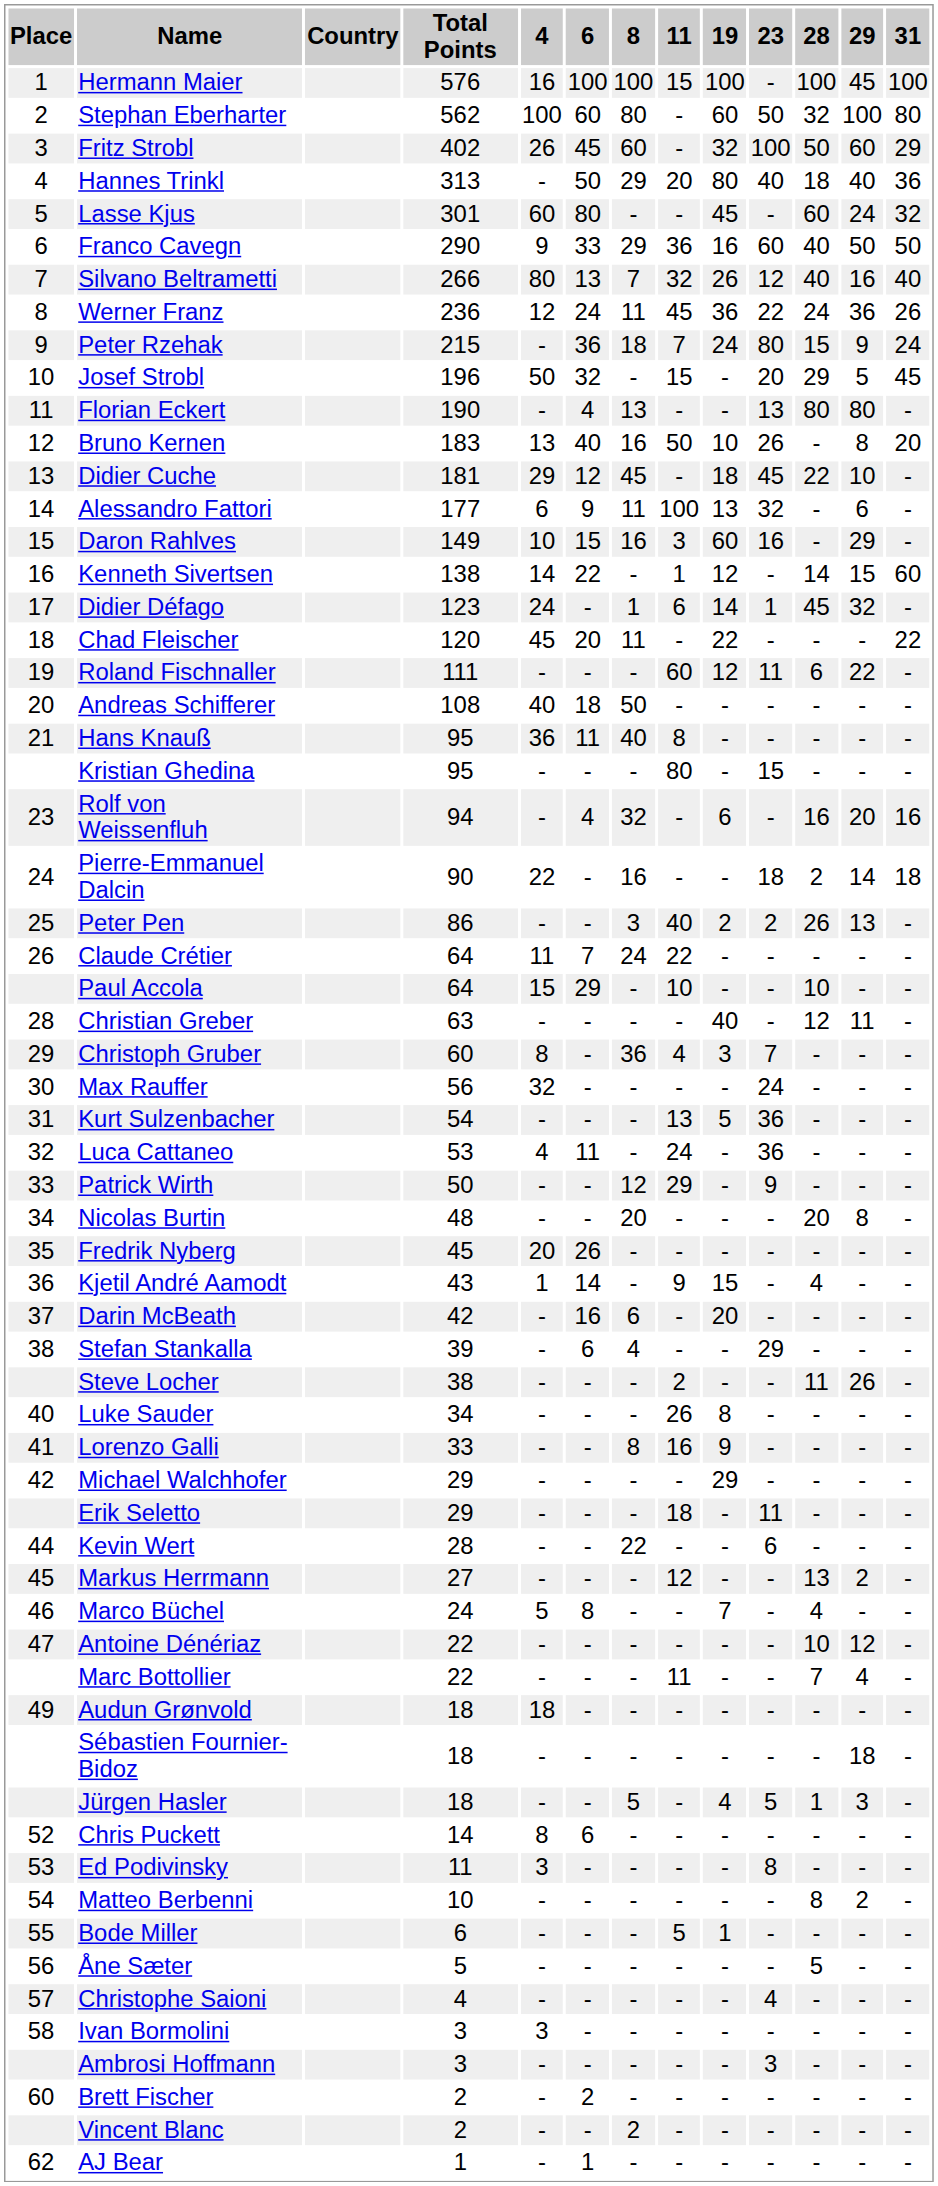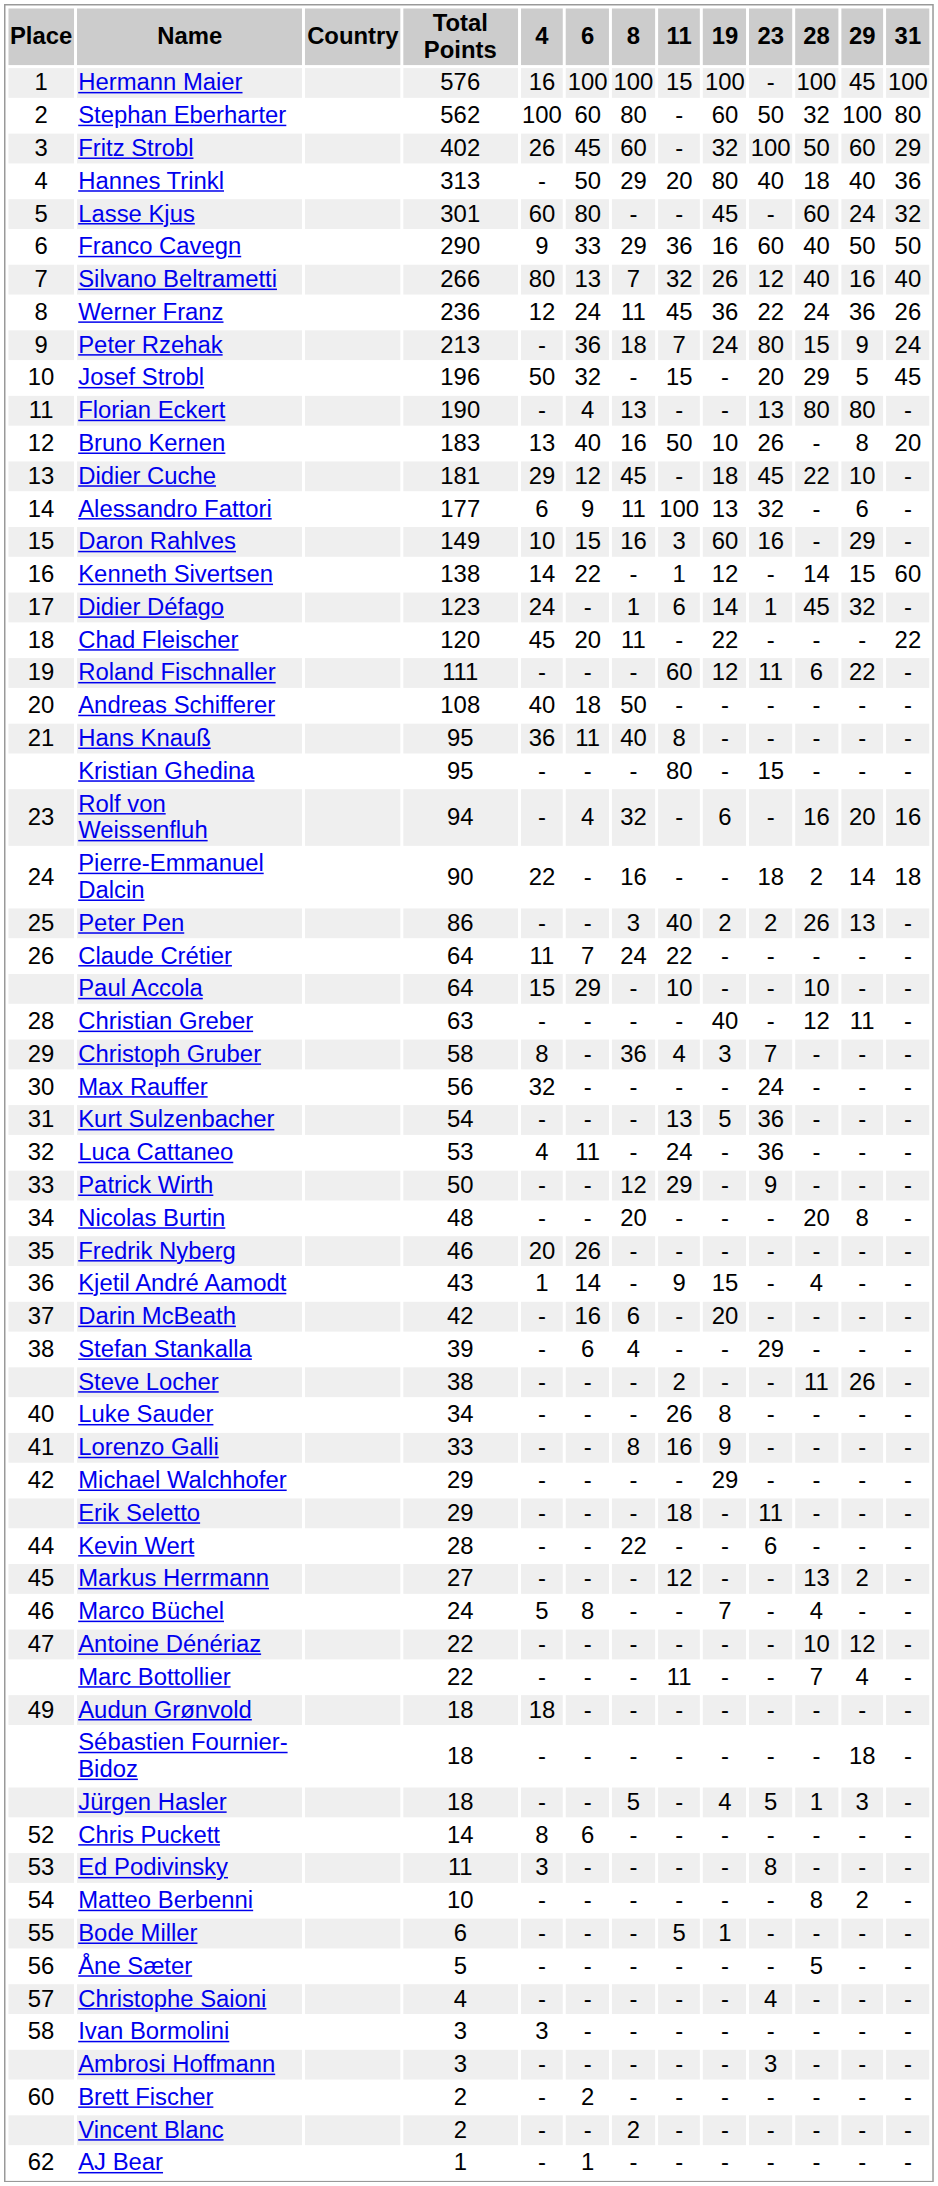(460, 344) 215 -> (460, 344) 213
(460, 1054) 60 -> (460, 1054) 58
(460, 1250) 45 -> (460, 1250) 46
